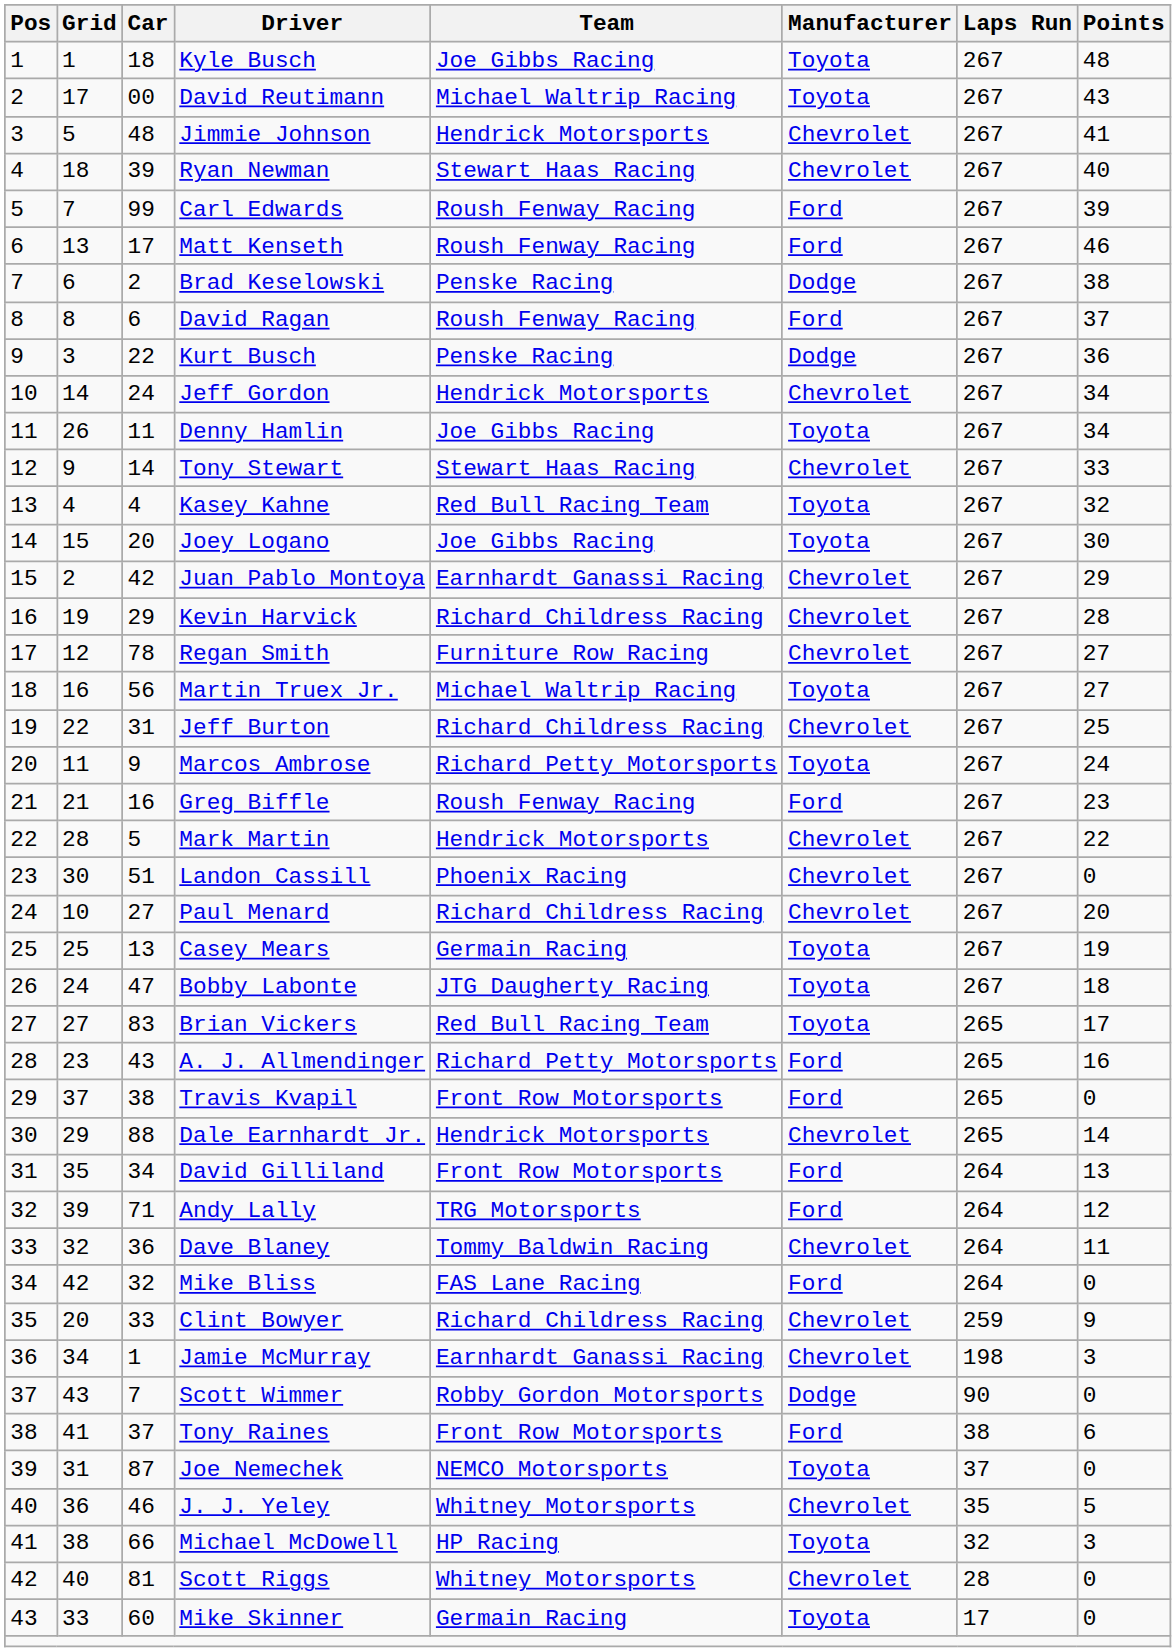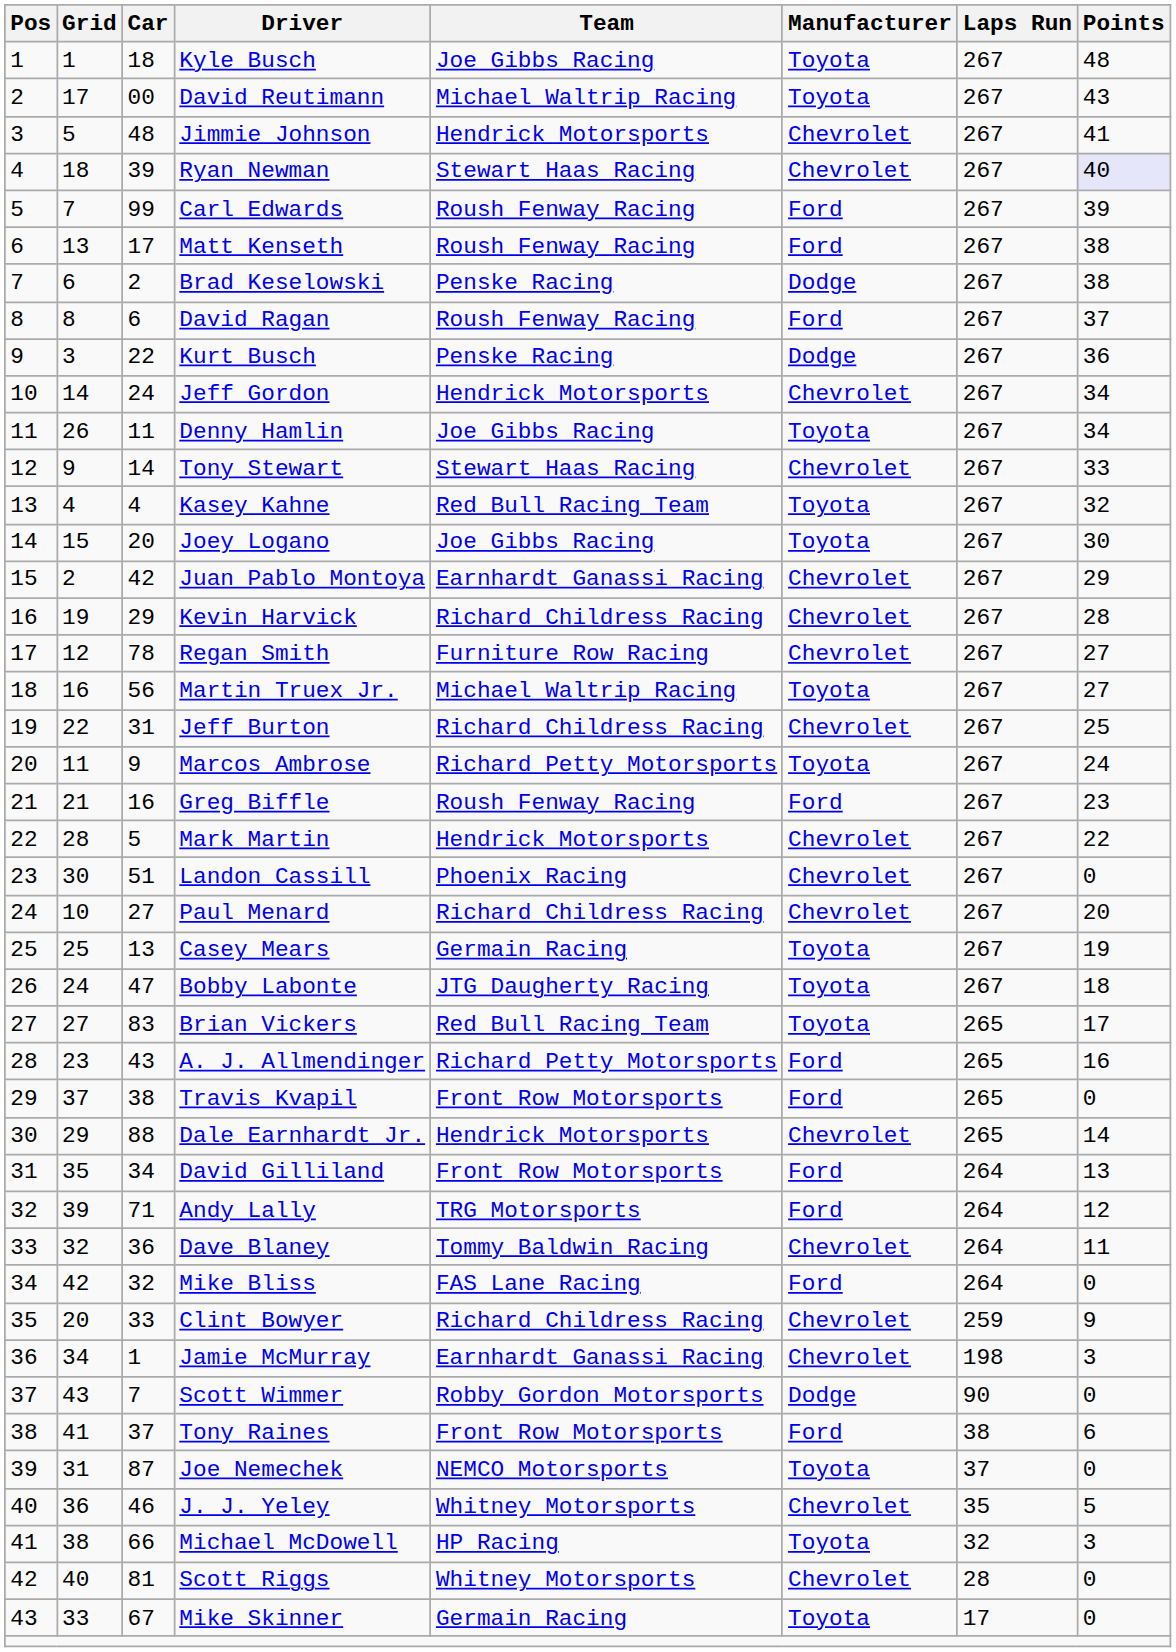(1096, 172) no background -> (1096, 172) lavender background
(1096, 246) 46 -> (1096, 246) 38
(141, 1618) 60 -> (141, 1618) 67
